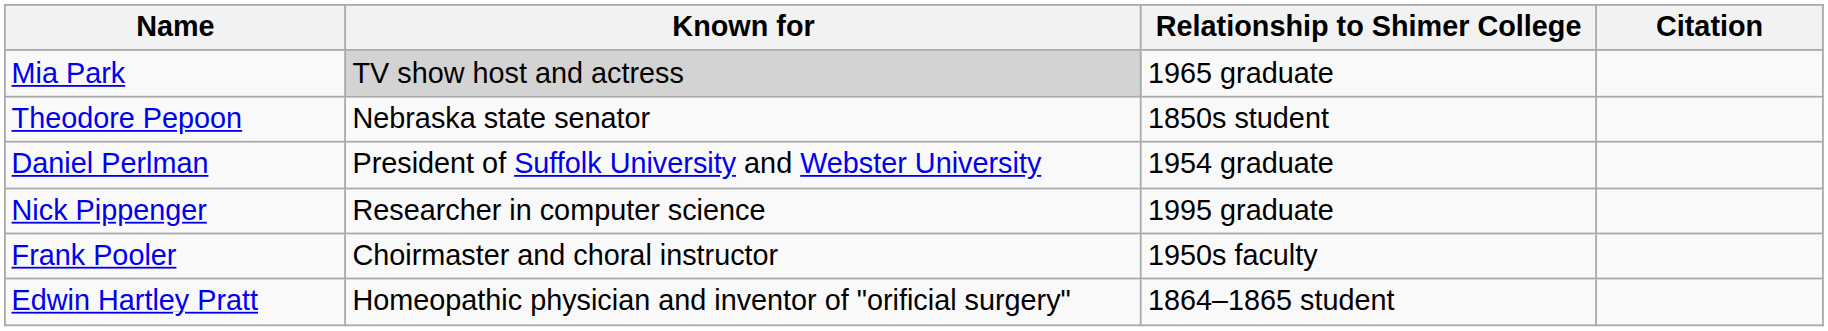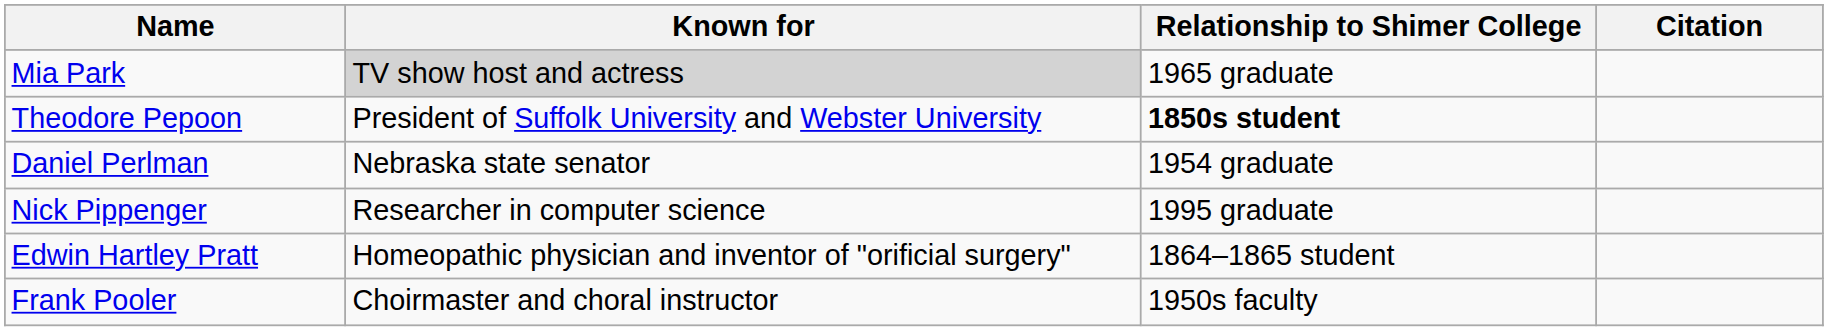(501, 118) Nebraska state senator -> (697, 118) President of Suffolk University and Webster University
(1238, 118) normal -> (1244, 118) bold
(697, 164) President of Suffolk University and Webster University -> (501, 164) Nebraska state senator
rows swapped: (94, 255) <-> (135, 301)
